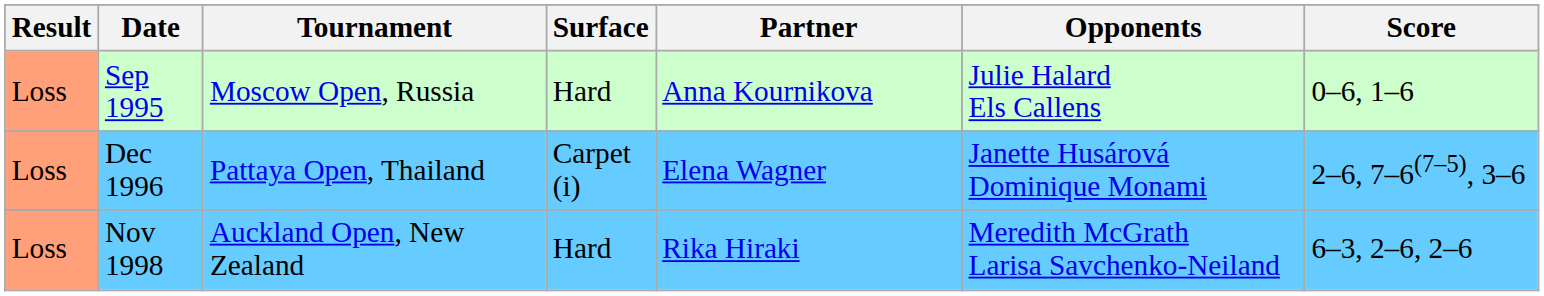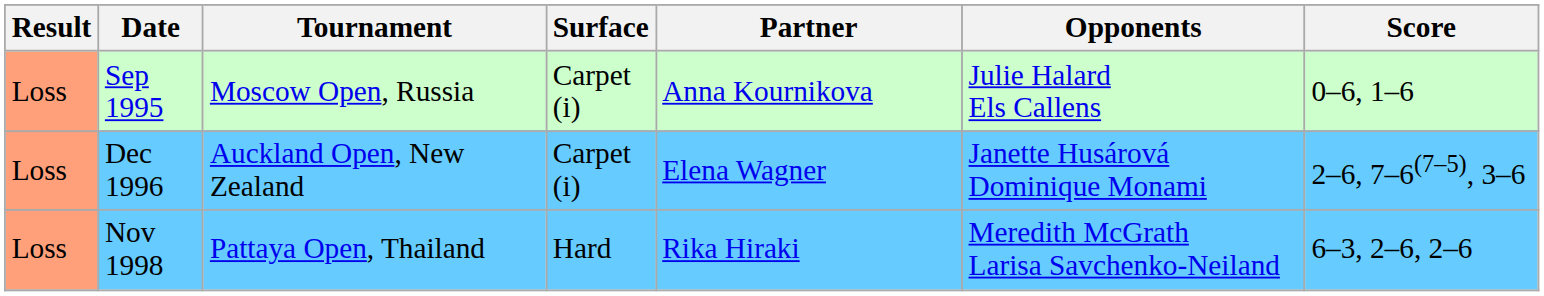(582, 90) Hard -> (592, 90) Carpet (i)
(347, 170) Pattaya Open, Thailand -> (337, 170) Auckland Open, New Zealand
(337, 249) Auckland Open, New Zealand -> (347, 249) Pattaya Open, Thailand
